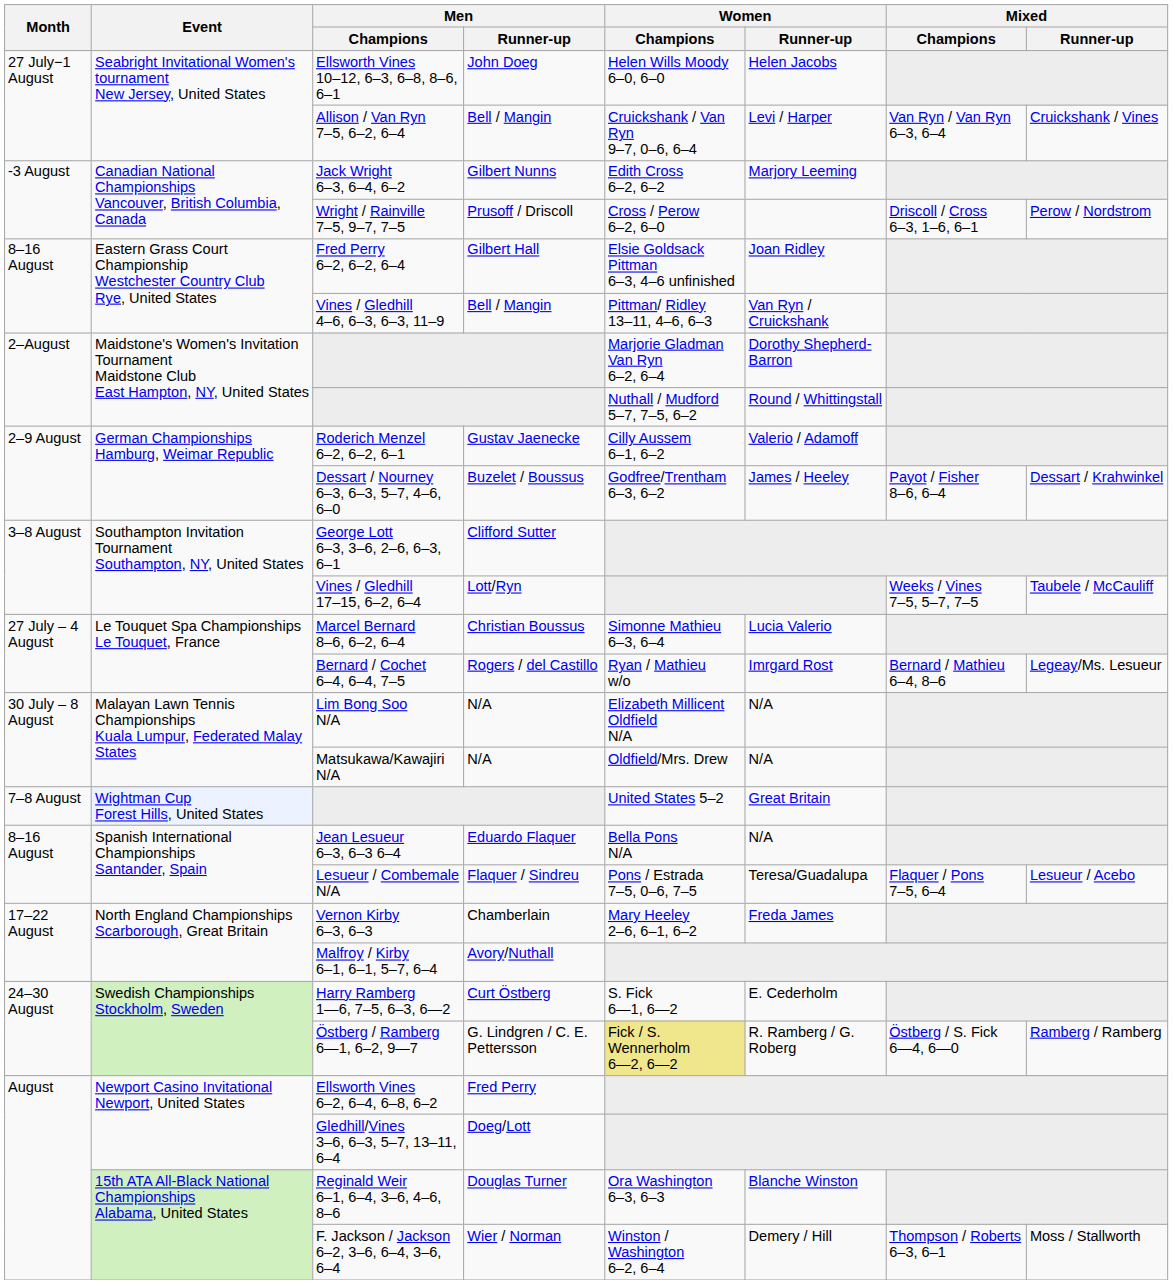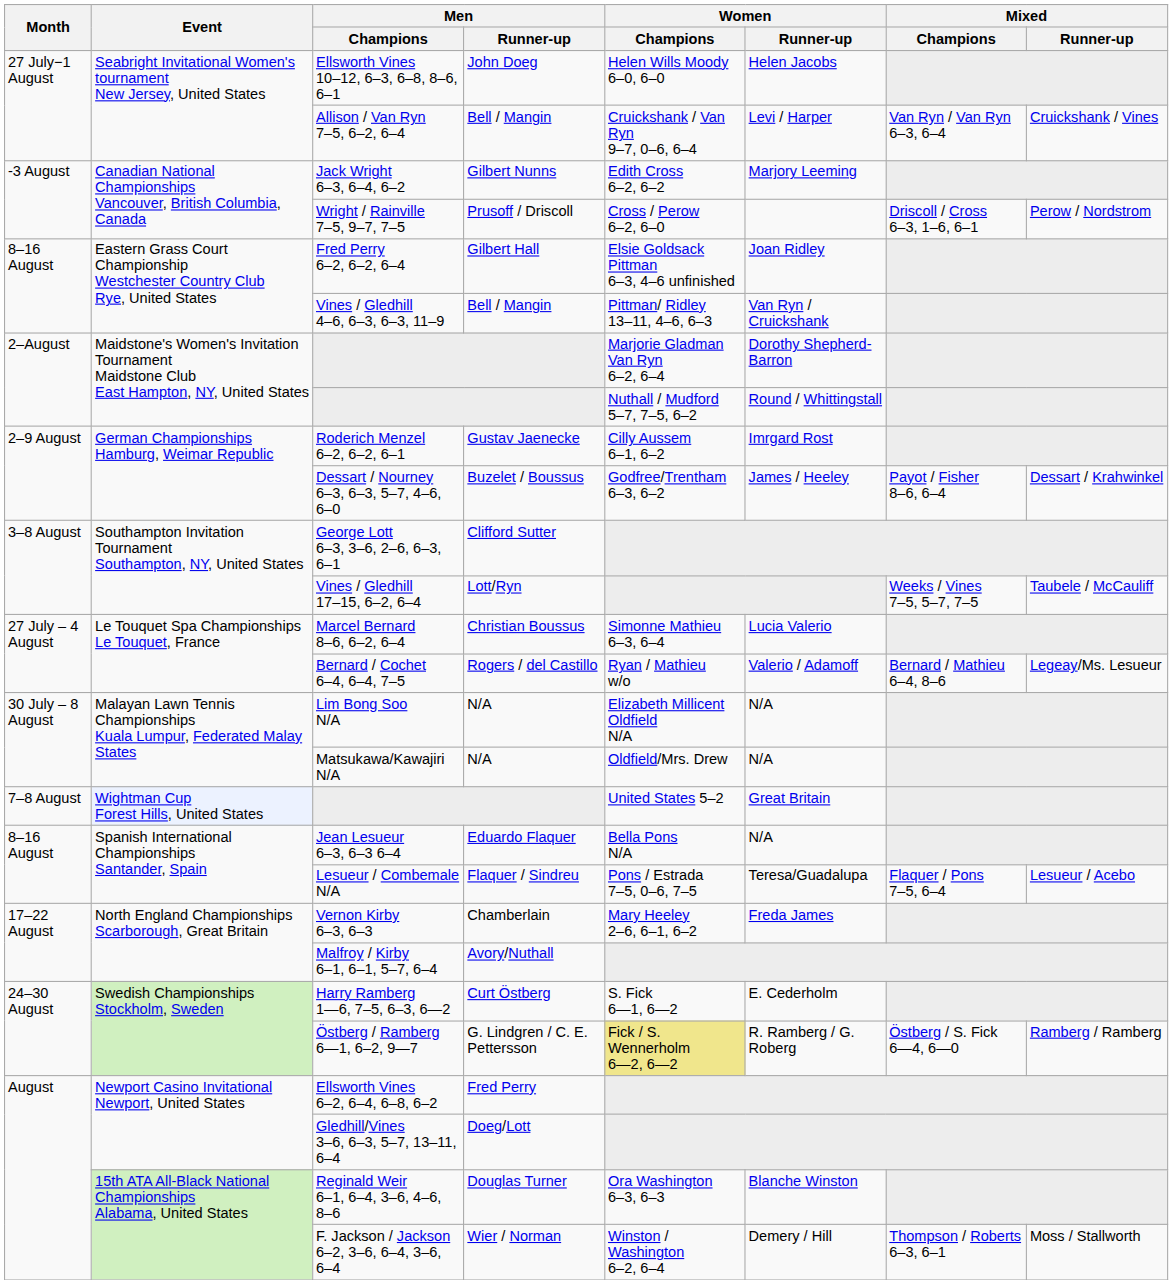(803, 438) Valerio / Adamoff -> (791, 438) Imrgard Rost
(791, 665) Imrgard Rost -> (803, 665) Valerio / Adamoff
